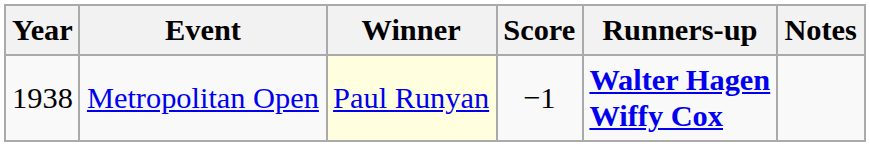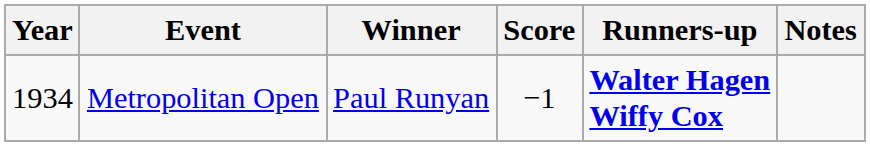(42, 97) 1938 -> (42, 97) 1934
(411, 97) lightyellow background -> (411, 97) no background
